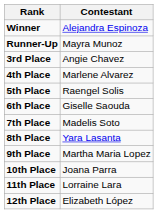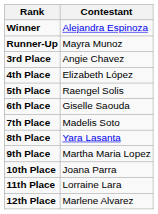(98, 75) Marlene Alvarez -> (98, 75) Elizabeth López
(98, 201) Elizabeth López -> (98, 201) Marlene Alvarez
